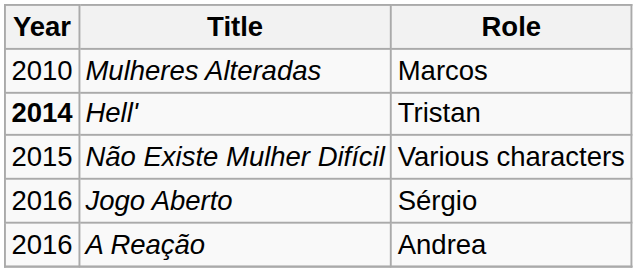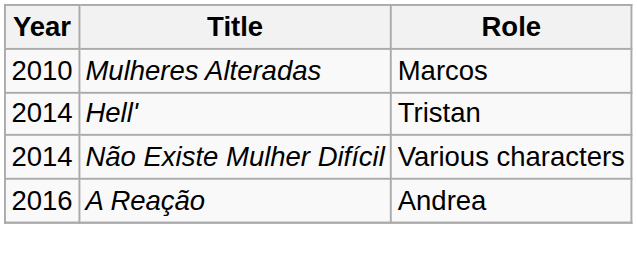(42, 114) bold -> (42, 114) normal
(42, 157) 2015 -> (42, 157) 2014
- row: (159, 201)
